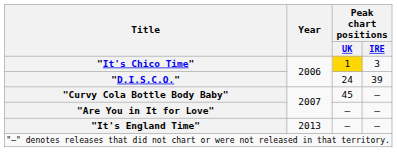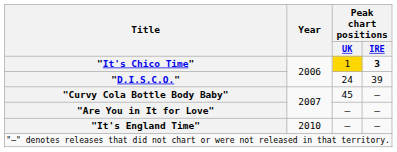(377, 64) normal -> (377, 64) bold
(310, 126) 2013 -> (310, 126) 2010
